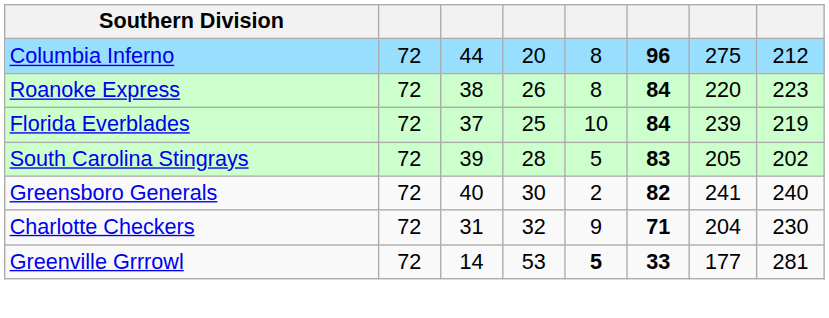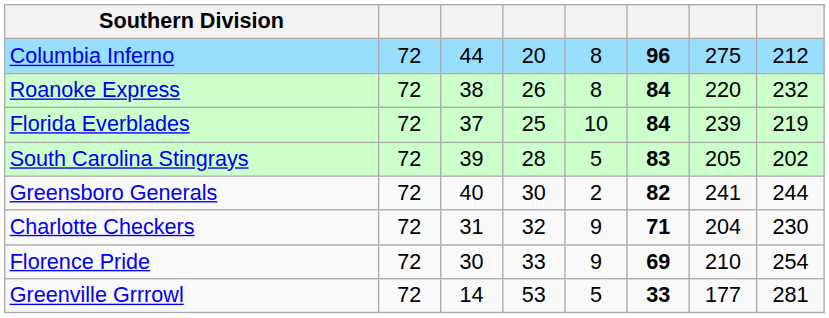(790, 90) 223 -> (790, 90) 232
(790, 192) 240 -> (790, 192) 244
+ row: (80, 261)
(596, 261) bold -> (596, 295) normal
